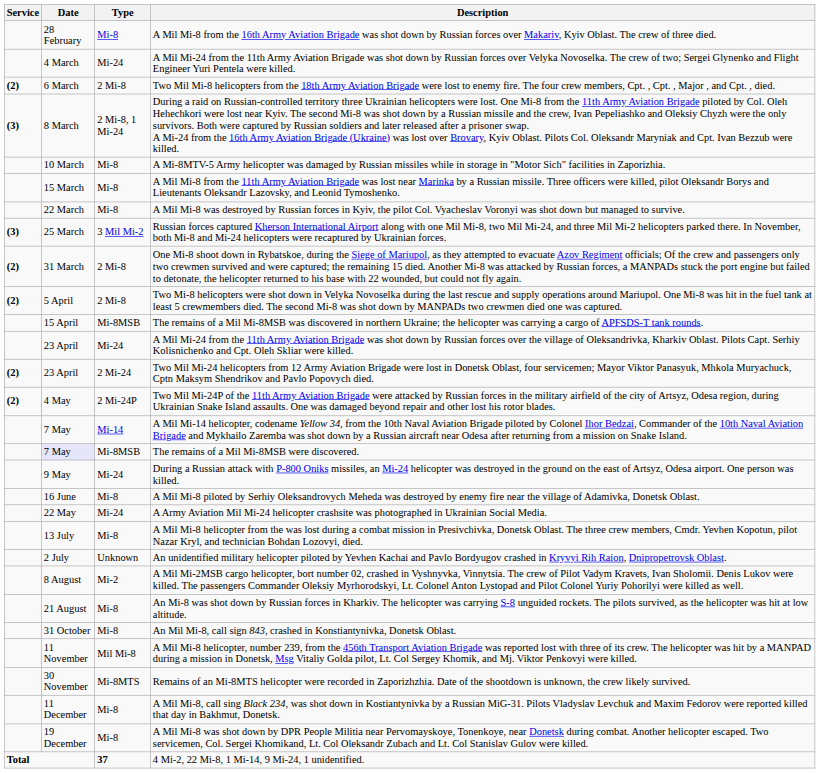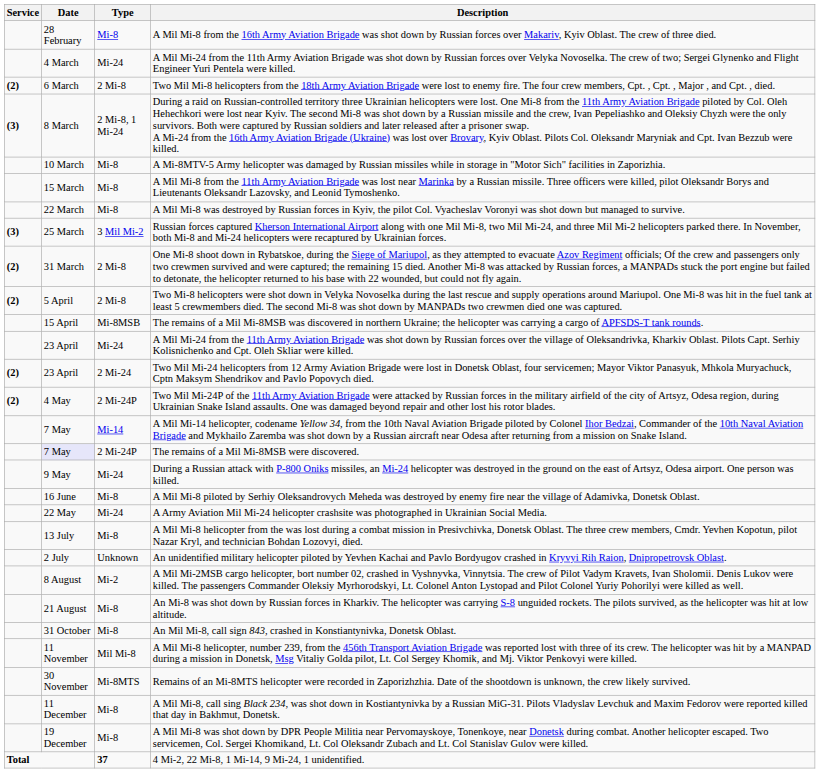(119, 452) Mi-8MSB -> (117, 452) 2 Mi-24P
